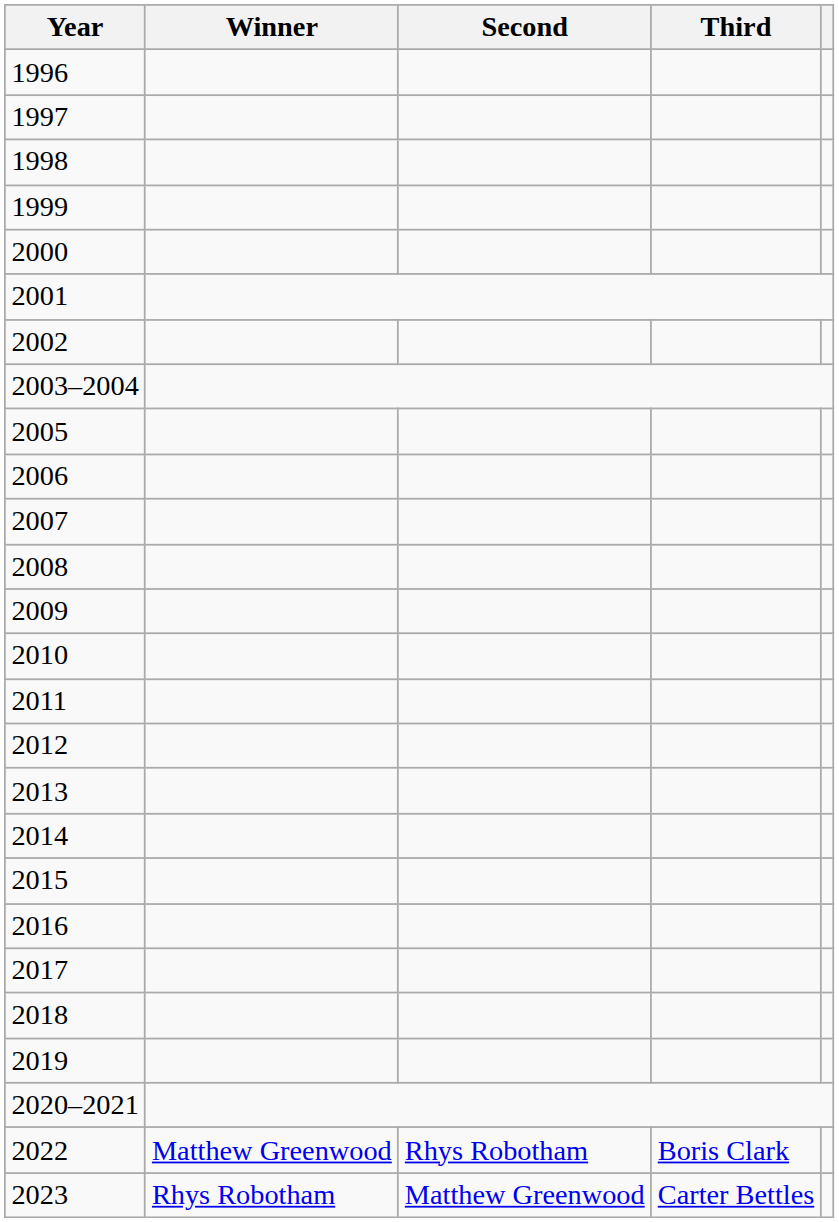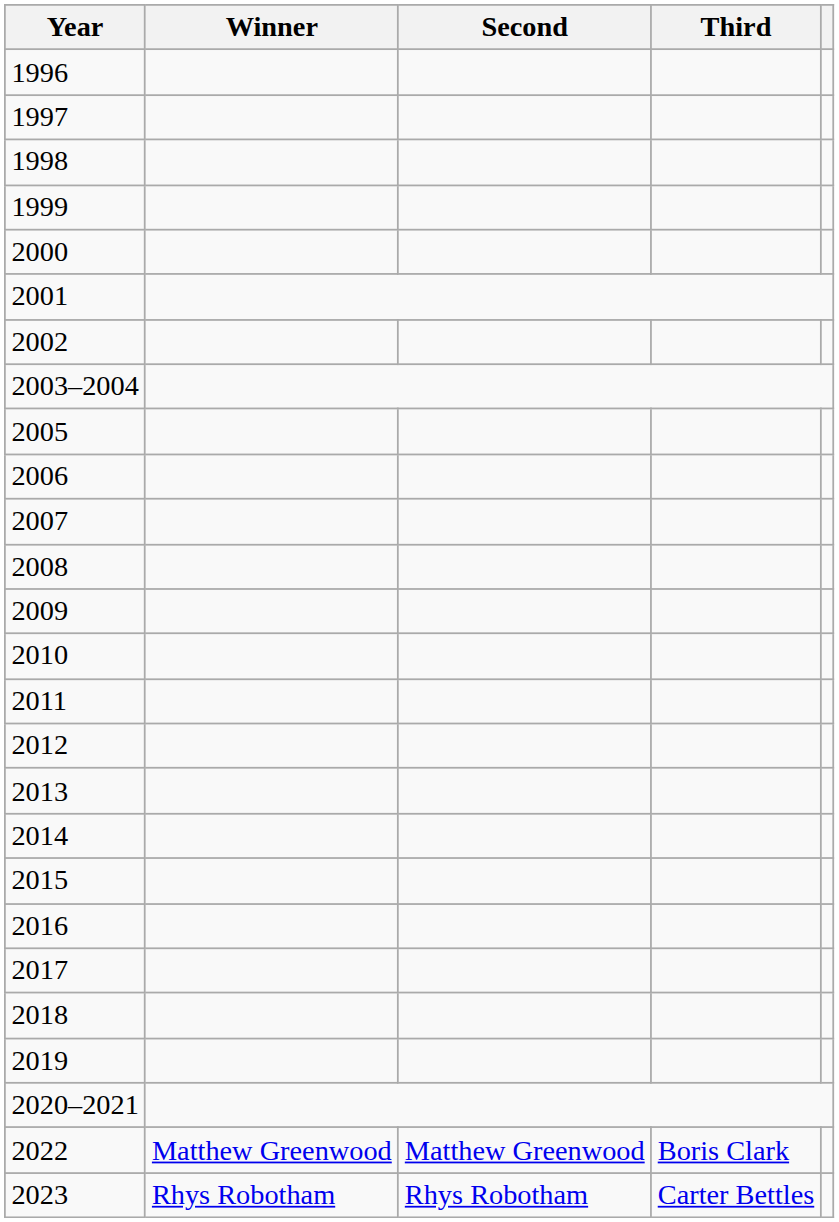(496, 1149) Rhys Robotham -> (525, 1149) Matthew Greenwood
(525, 1194) Matthew Greenwood -> (496, 1194) Rhys Robotham
